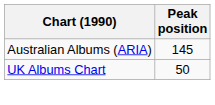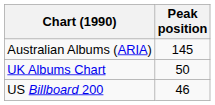+ row: (55, 89)
